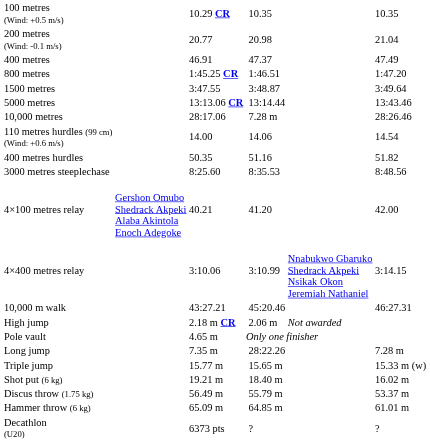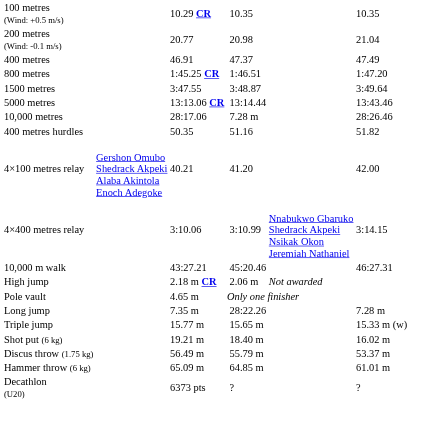- row: (58, 137)
- row: (57, 171)
